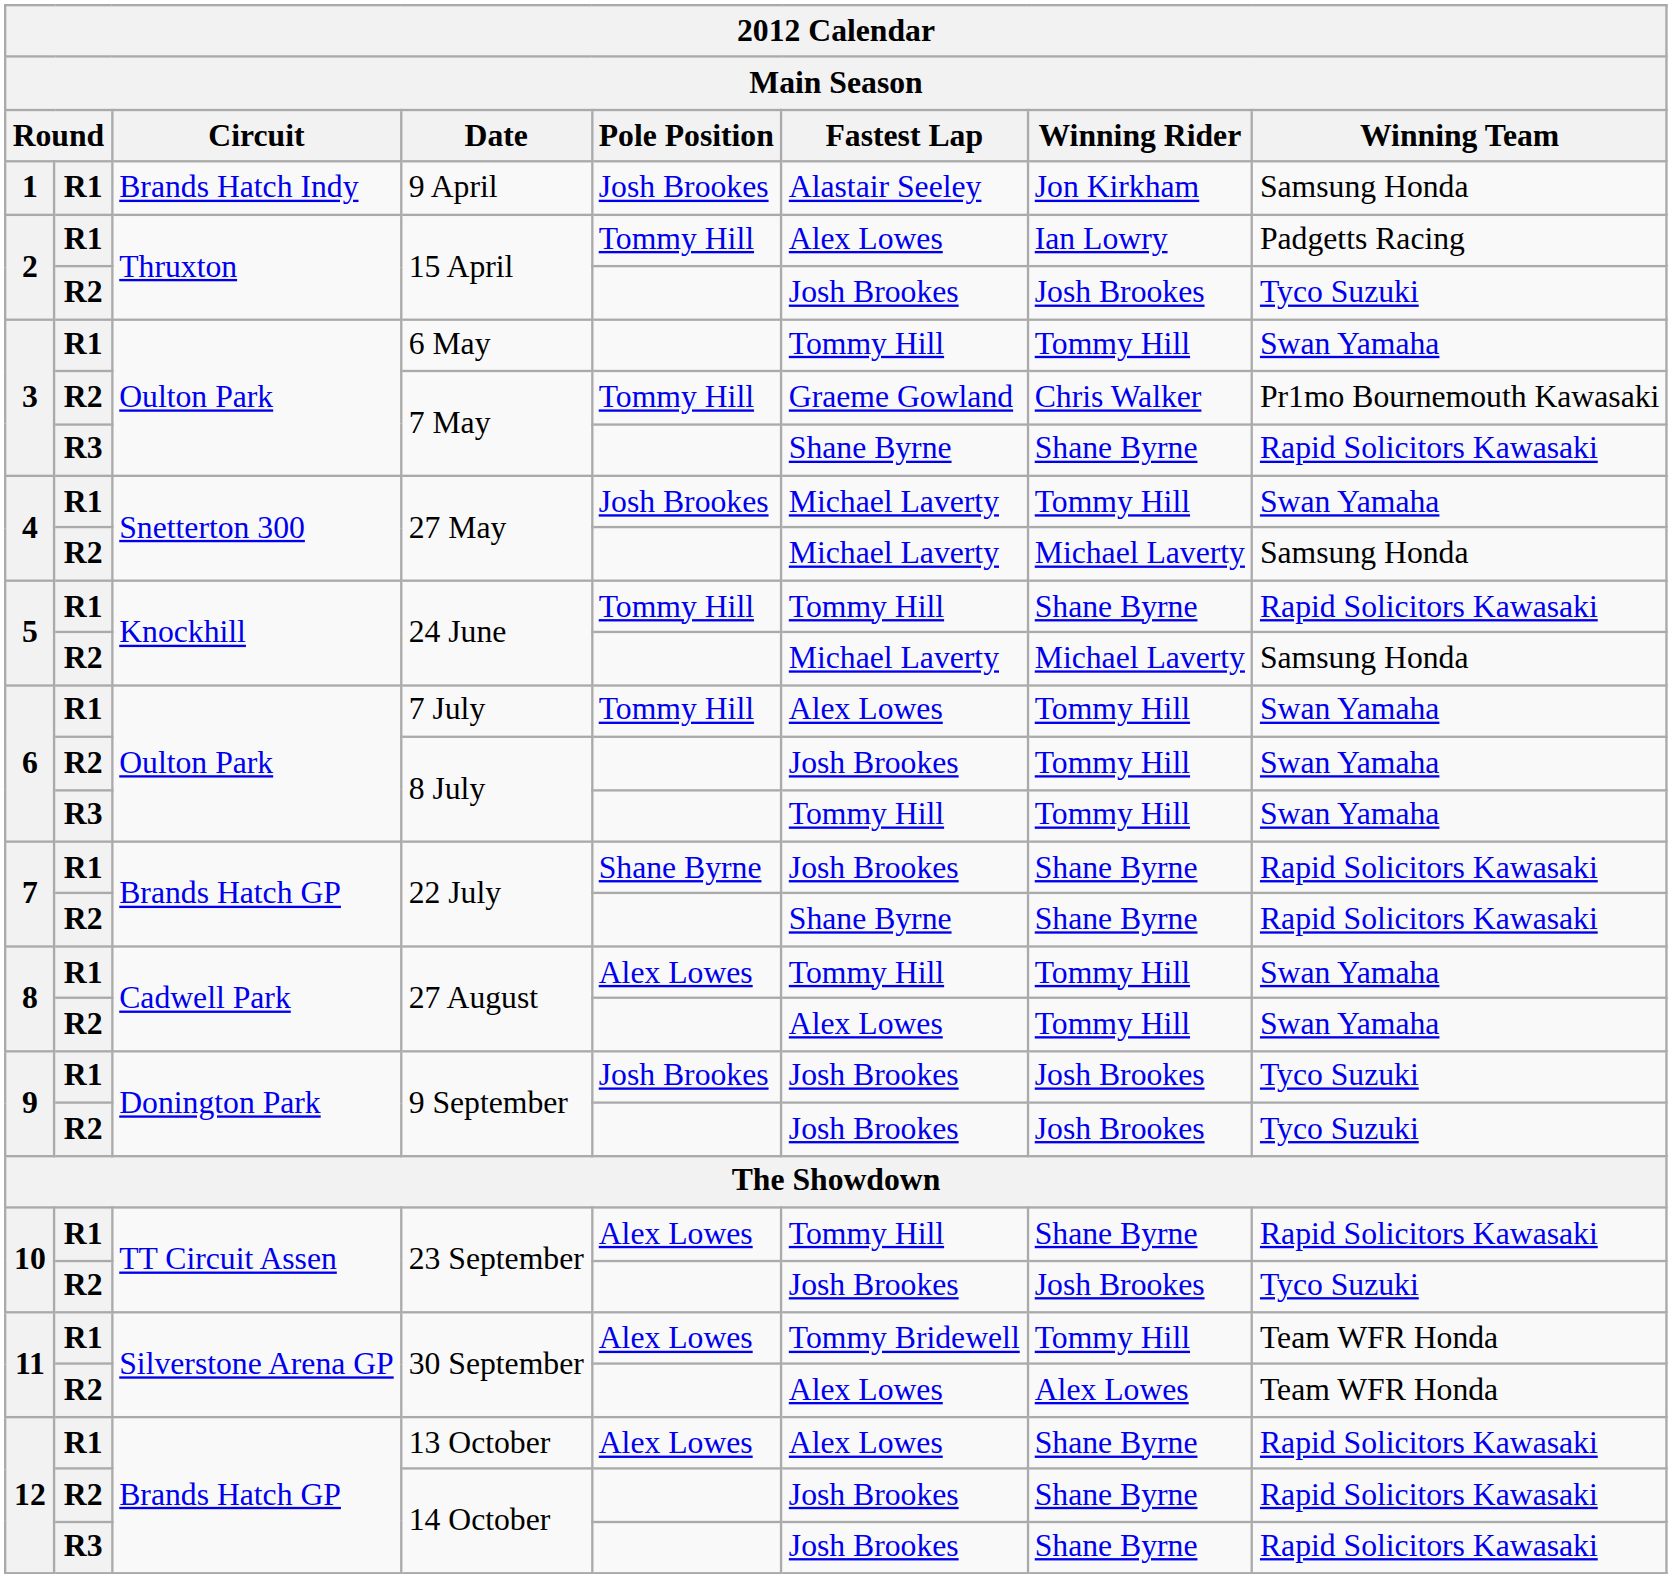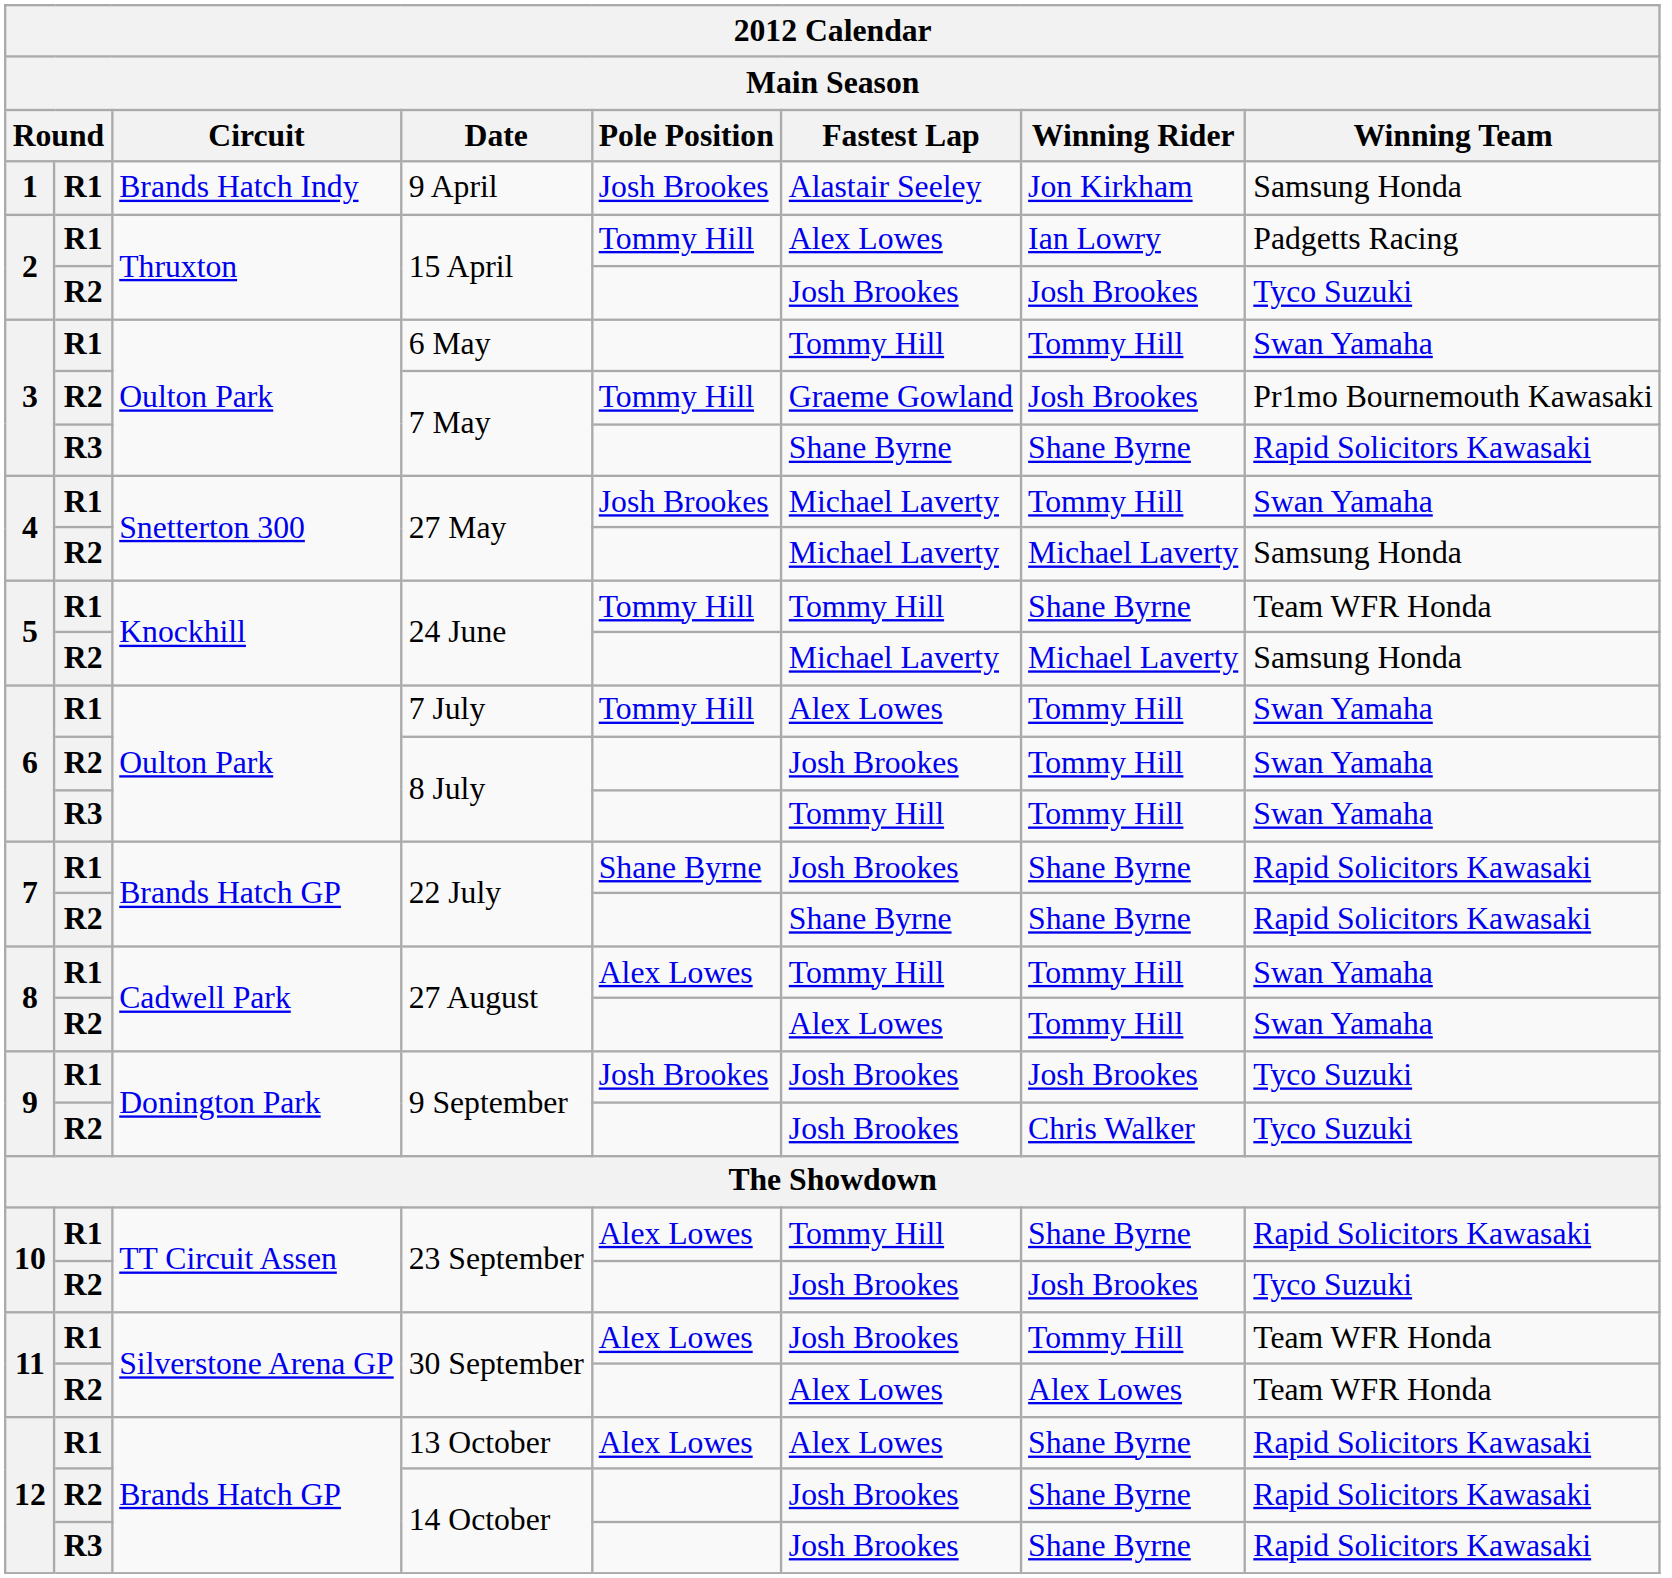(1118, 396) Chris Walker -> (1113, 396) Josh Brookes
(1429, 605) Rapid Solicitors Kawasaki -> (1372, 605) Team WFR Honda
(1120, 1128) Josh Brookes -> (1111, 1128) Chris Walker
(904, 1337) Tommy Bridewell -> (874, 1337) Josh Brookes
